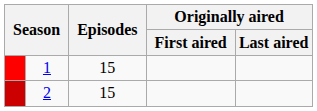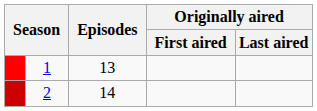(107, 67) 15 -> (107, 67) 13
(107, 93) 15 -> (107, 93) 14
